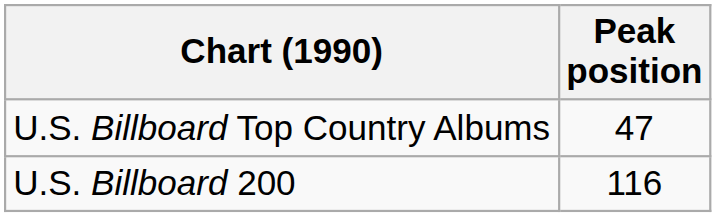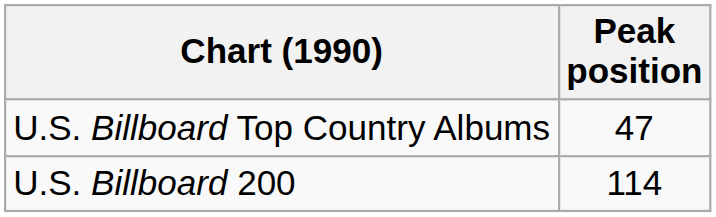(634, 182) 116 -> (634, 182) 114
